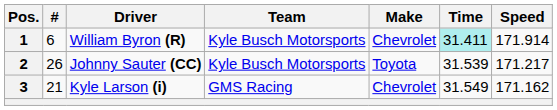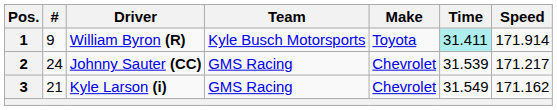(50, 40) 6 -> (50, 40) 9
(404, 40) Chevrolet -> (394, 40) Toyota
(55, 64) 26 -> (55, 64) 24
(287, 64) Kyle Busch Motorsports -> (250, 64) GMS Racing
(394, 64) Toyota -> (404, 64) Chevrolet
